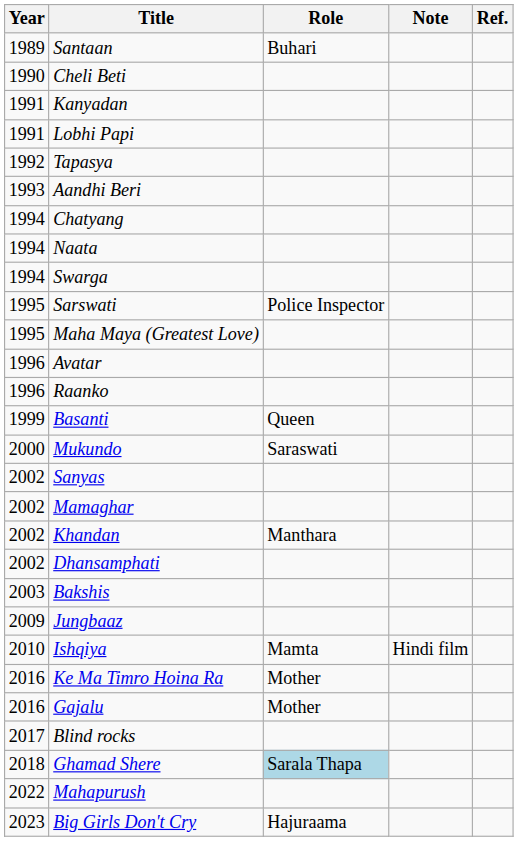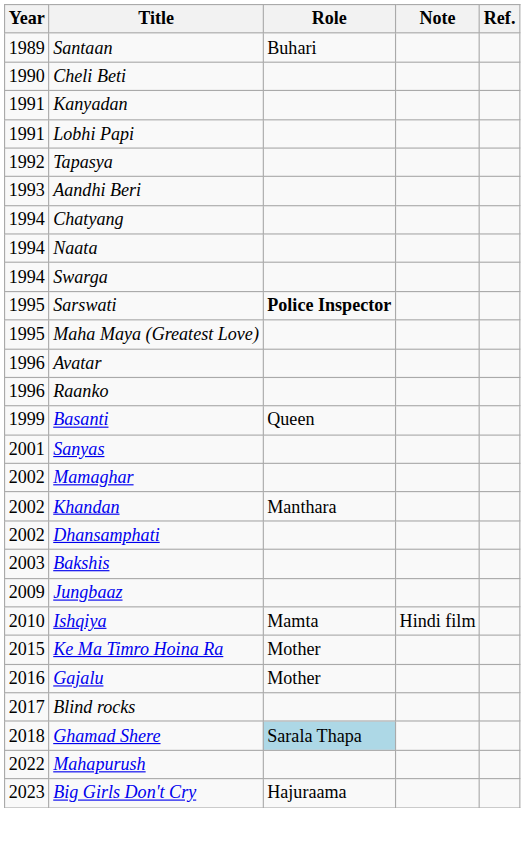(326, 305) normal -> (329, 305) bold
- row: (87, 448)
(27, 477) 2002 -> (27, 448) 2001
(27, 678) 2016 -> (27, 649) 2015
